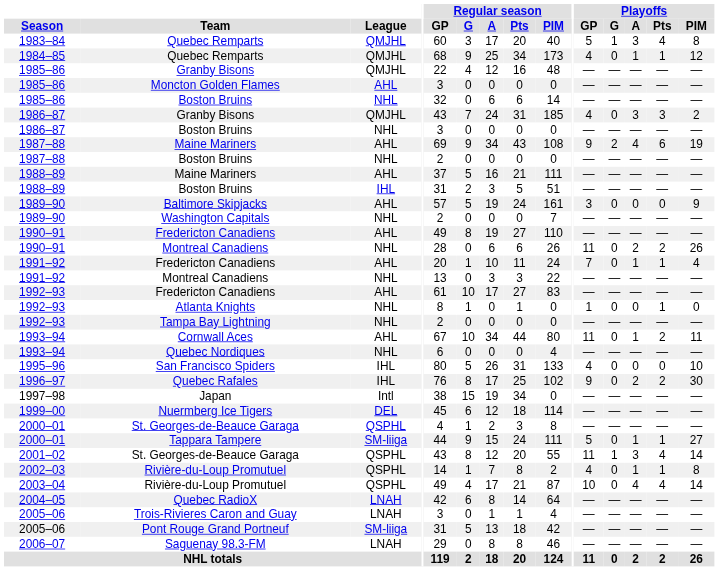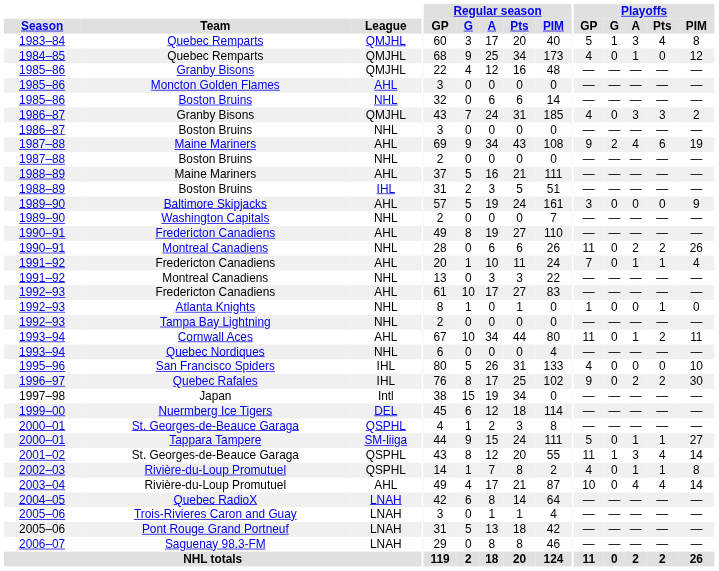(662, 55) 1 -> (662, 55) 0
(386, 485) QSPHL -> (386, 485) AHL
(386, 529) SM-liiga -> (386, 529) LNAH
